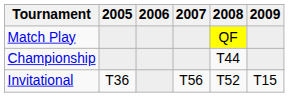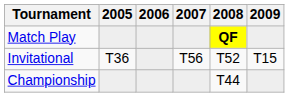(228, 37) normal -> (228, 37) bold
rows swapped: (52, 59) <-> (40, 80)
